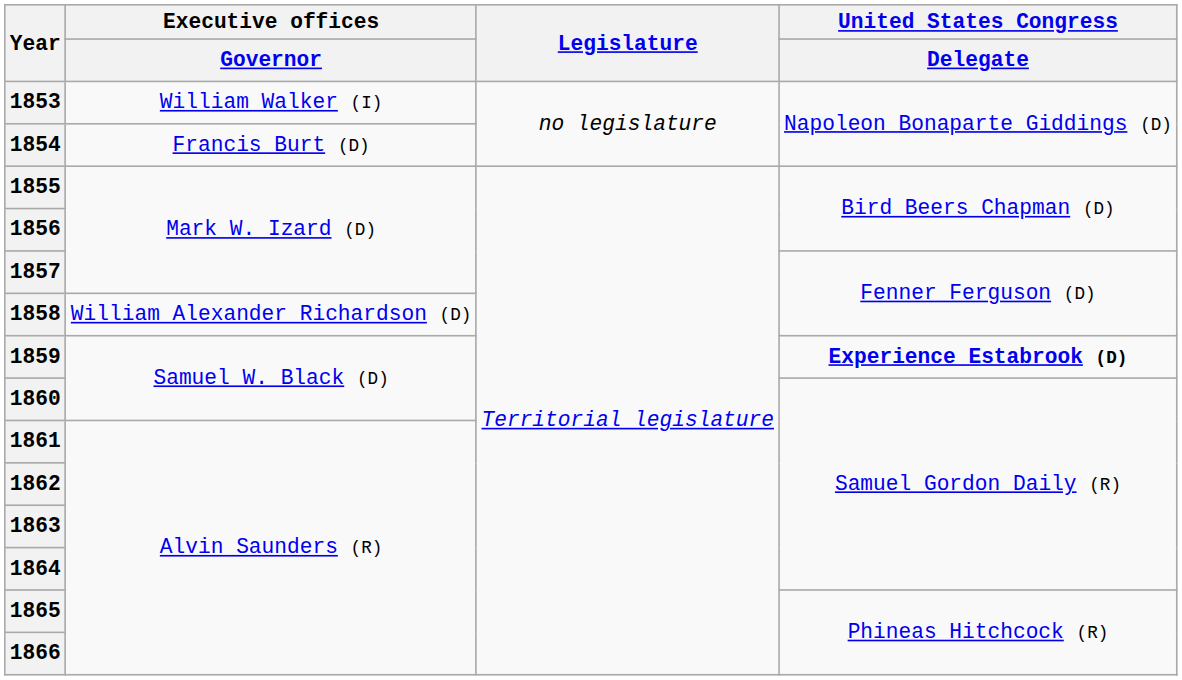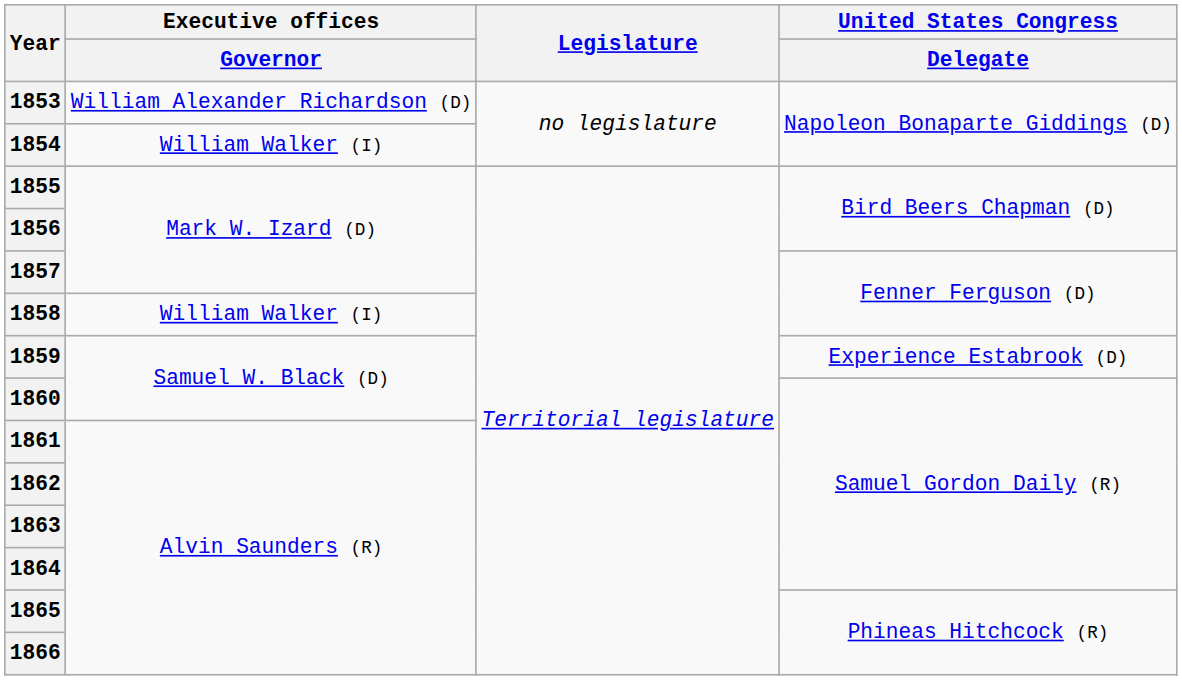(271, 103) William Walker (I) -> (271, 103) William Alexander Richardson (D)
(271, 145) Francis Burt (D) -> (271, 145) William Walker (I)
(271, 315) William Alexander Richardson (D) -> (271, 315) William Walker (I)
(978, 357) bold -> (978, 357) normal
